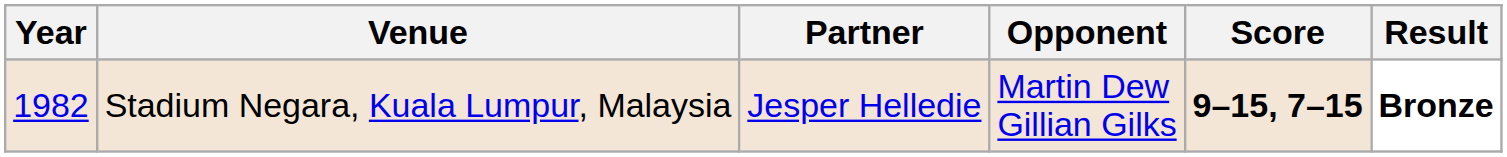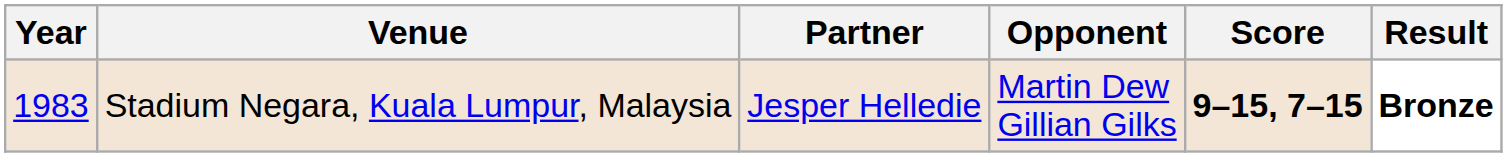(51, 105) 1982 -> (51, 105) 1983
